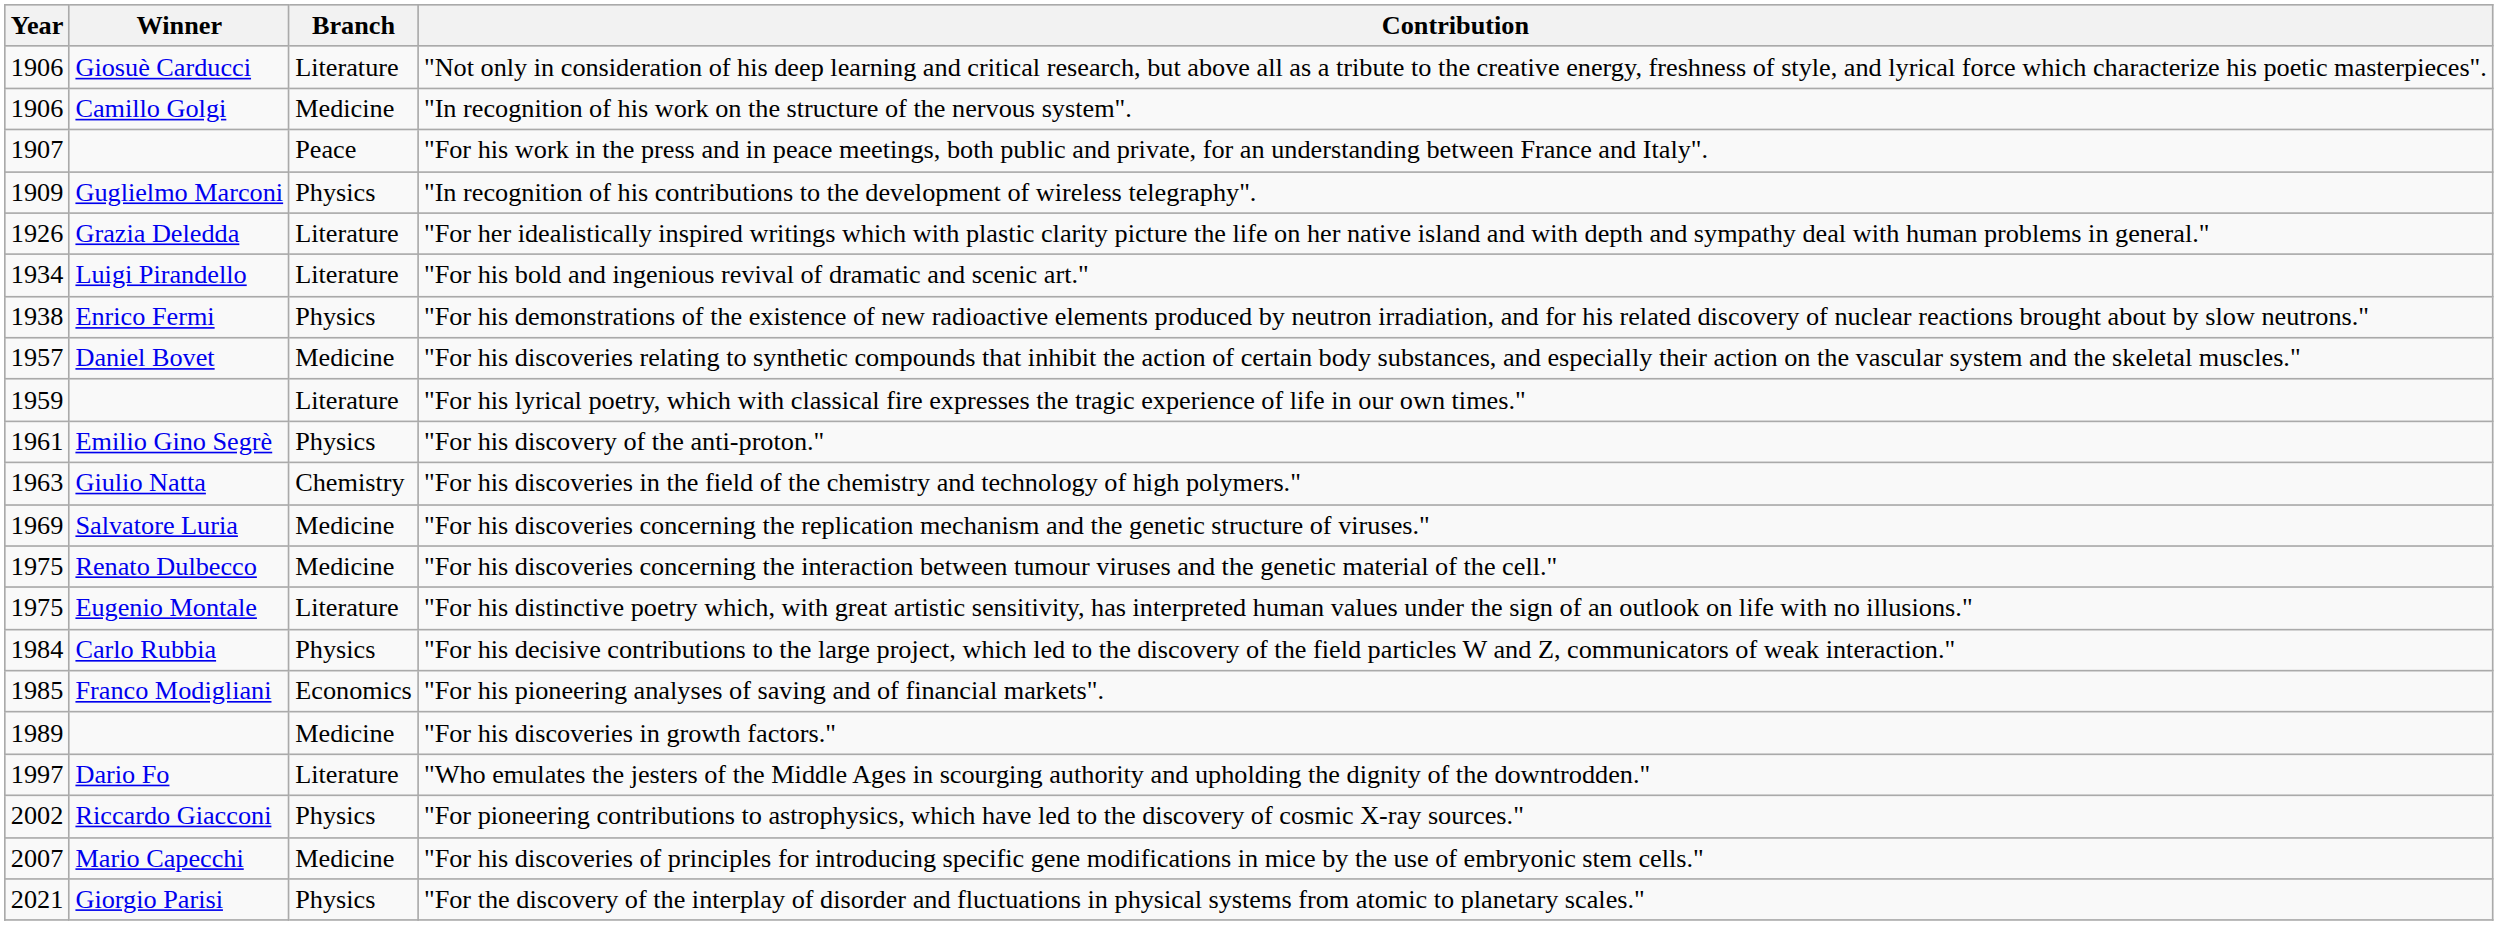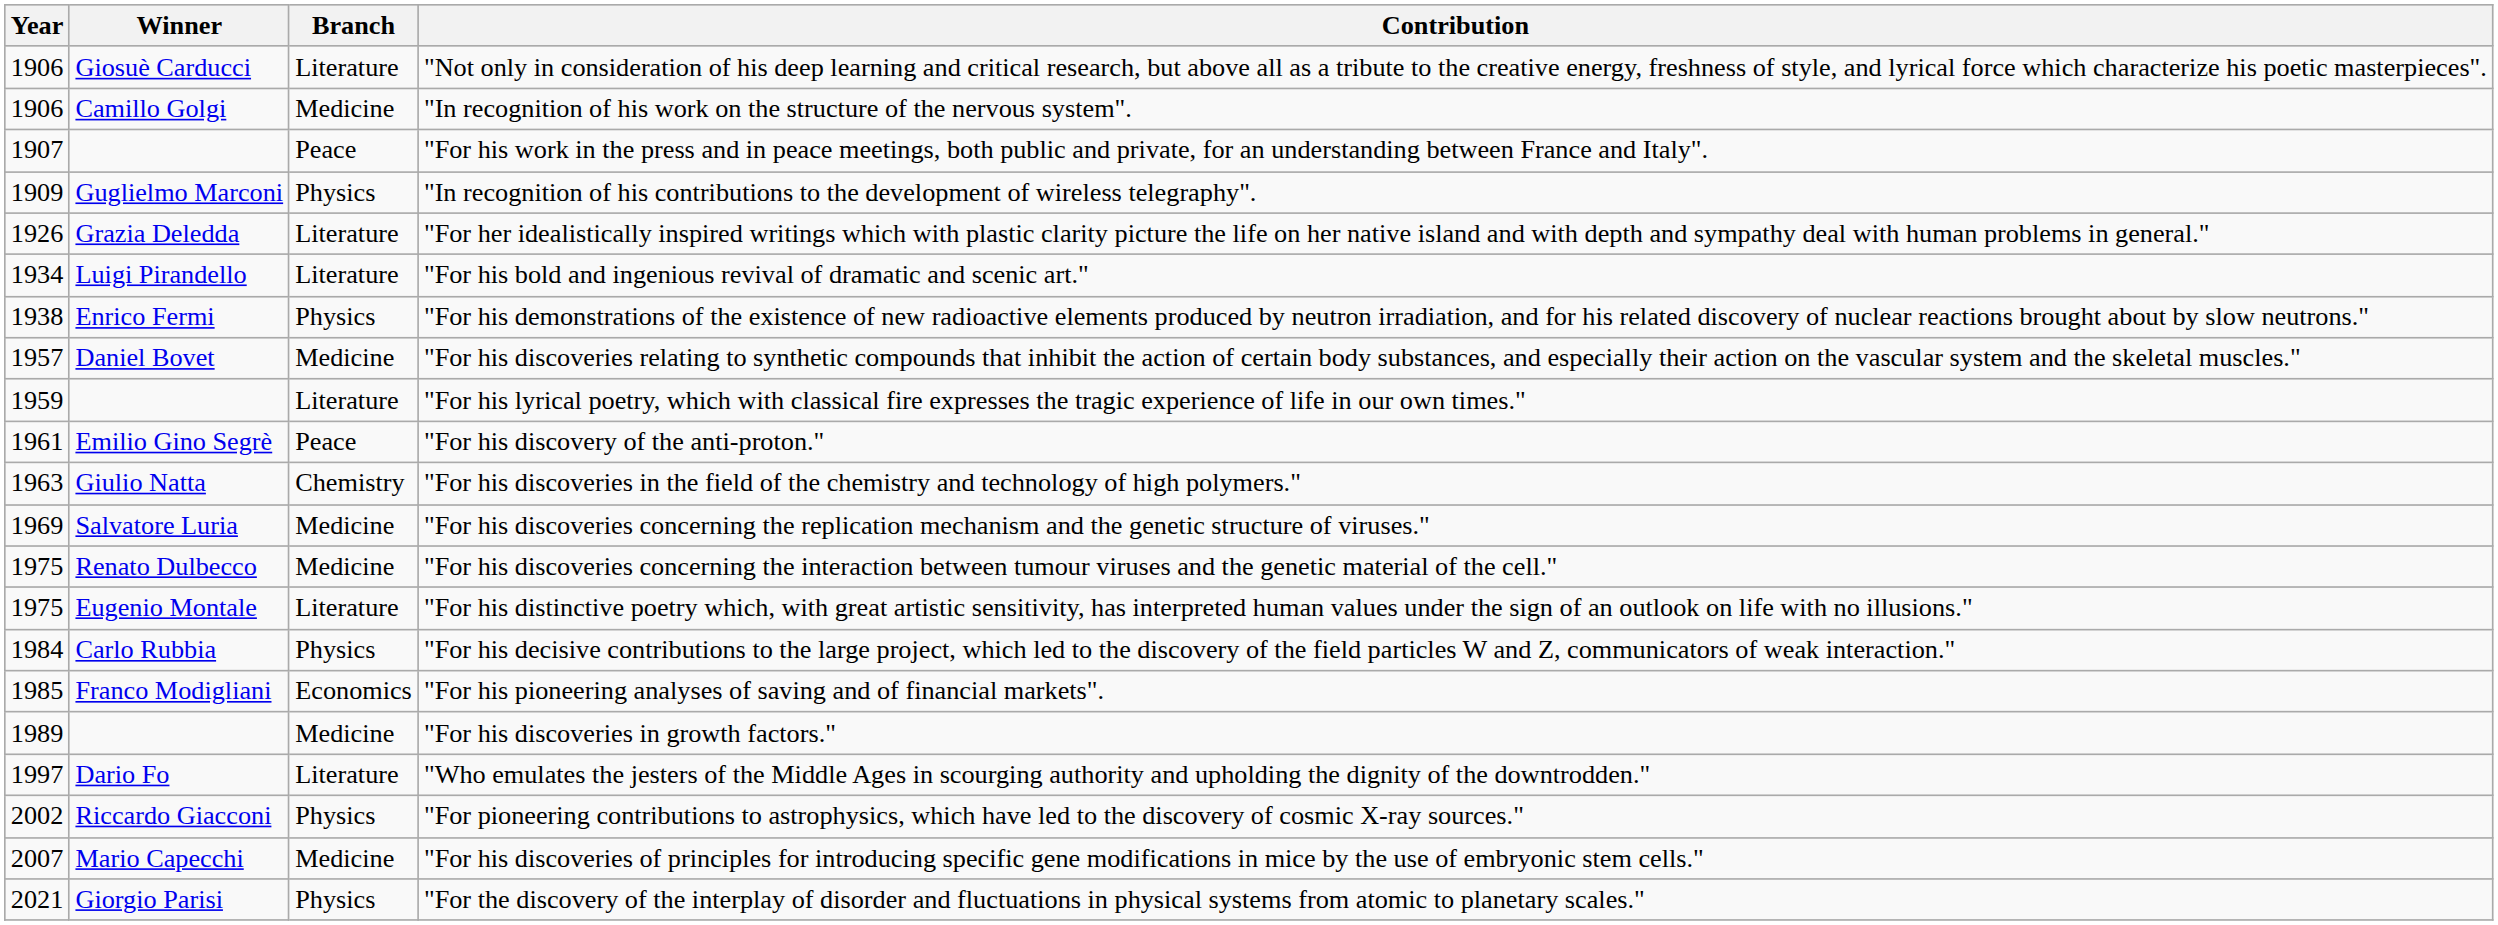(335, 441) Physics -> (326, 441) Peace
